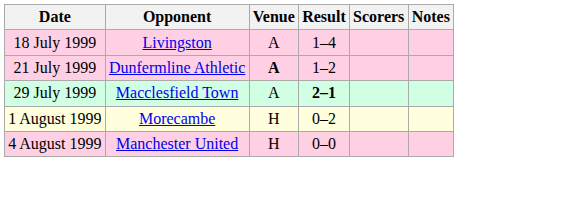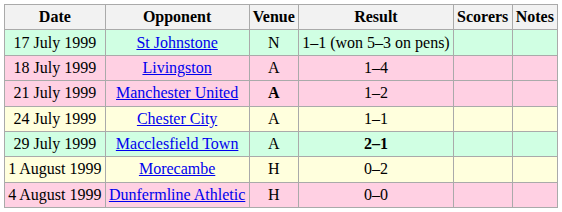+ row: (55, 42)
(177, 67) Dunfermline Athletic -> (177, 93) Manchester United
+ row: (55, 118)
(177, 144) Manchester United -> (177, 194) Dunfermline Athletic
